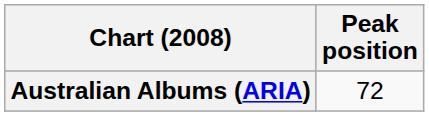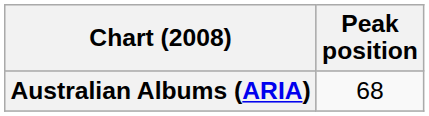(370, 90) 72 -> (370, 90) 68
